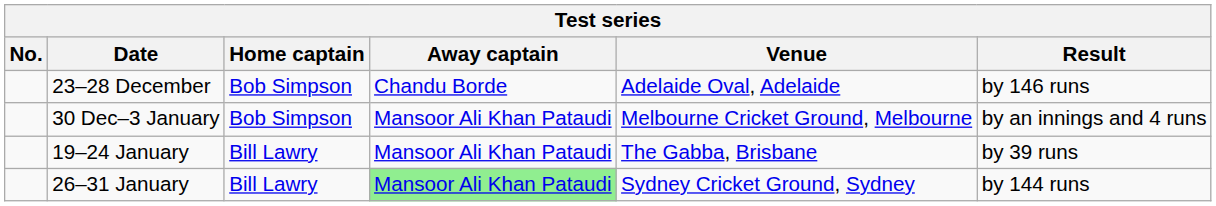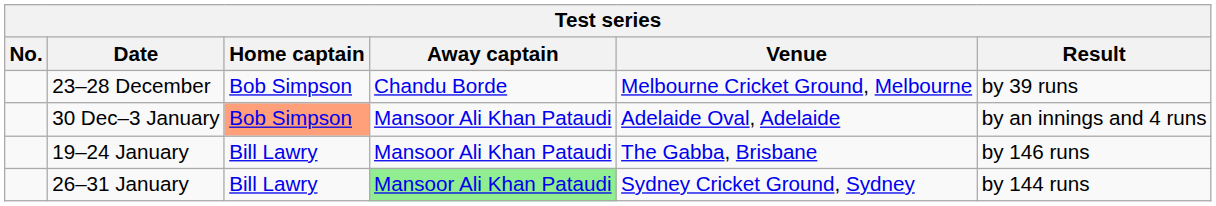(731, 86) Adelaide Oval, Adelaide -> (797, 86) Melbourne Cricket Ground, Melbourne
(1036, 86) by 146 runs -> (1030, 86) by 39 runs
(291, 119) no background -> (291, 119) lightsalmon background
(797, 119) Melbourne Cricket Ground, Melbourne -> (731, 119) Adelaide Oval, Adelaide
(1030, 151) by 39 runs -> (1036, 151) by 146 runs
